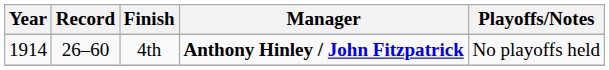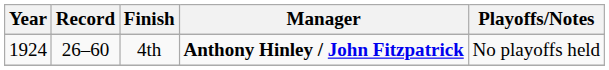(28, 49) 1914 -> (28, 49) 1924
